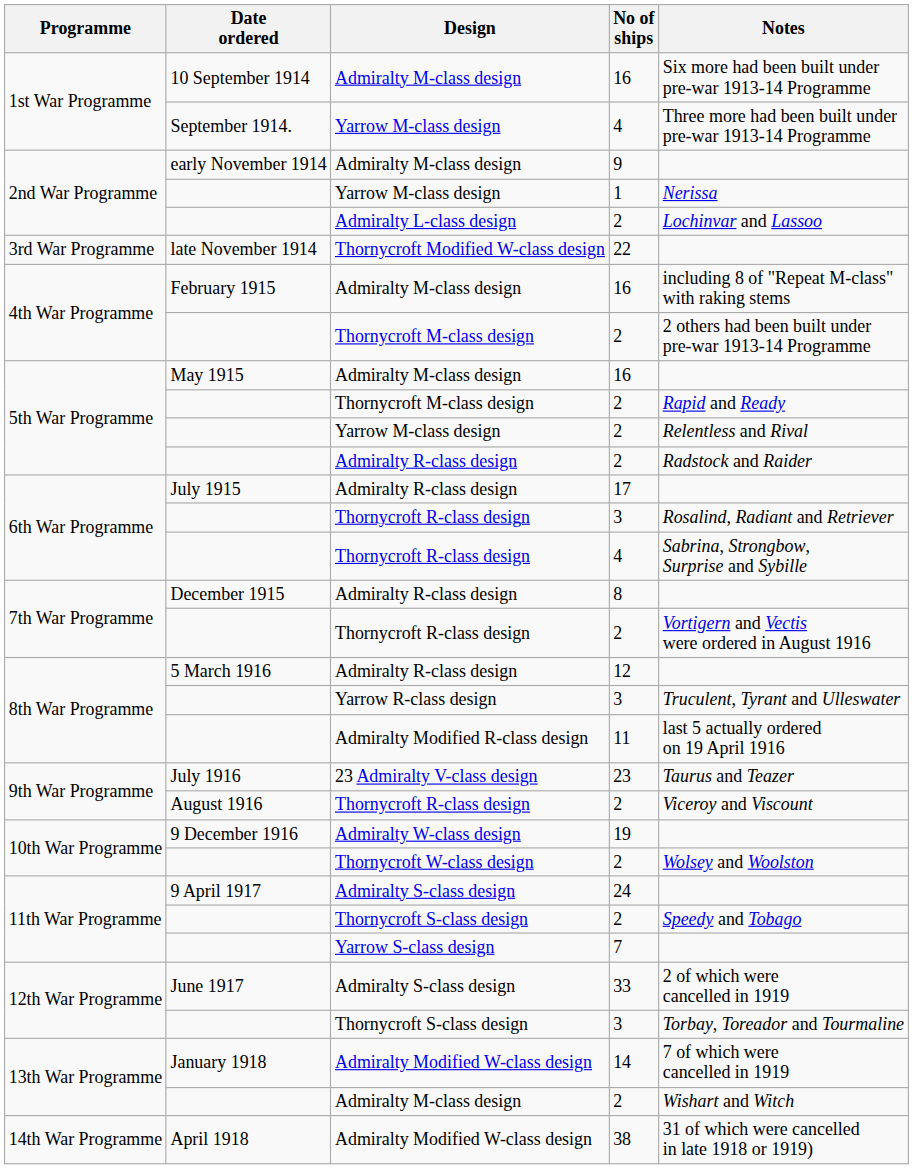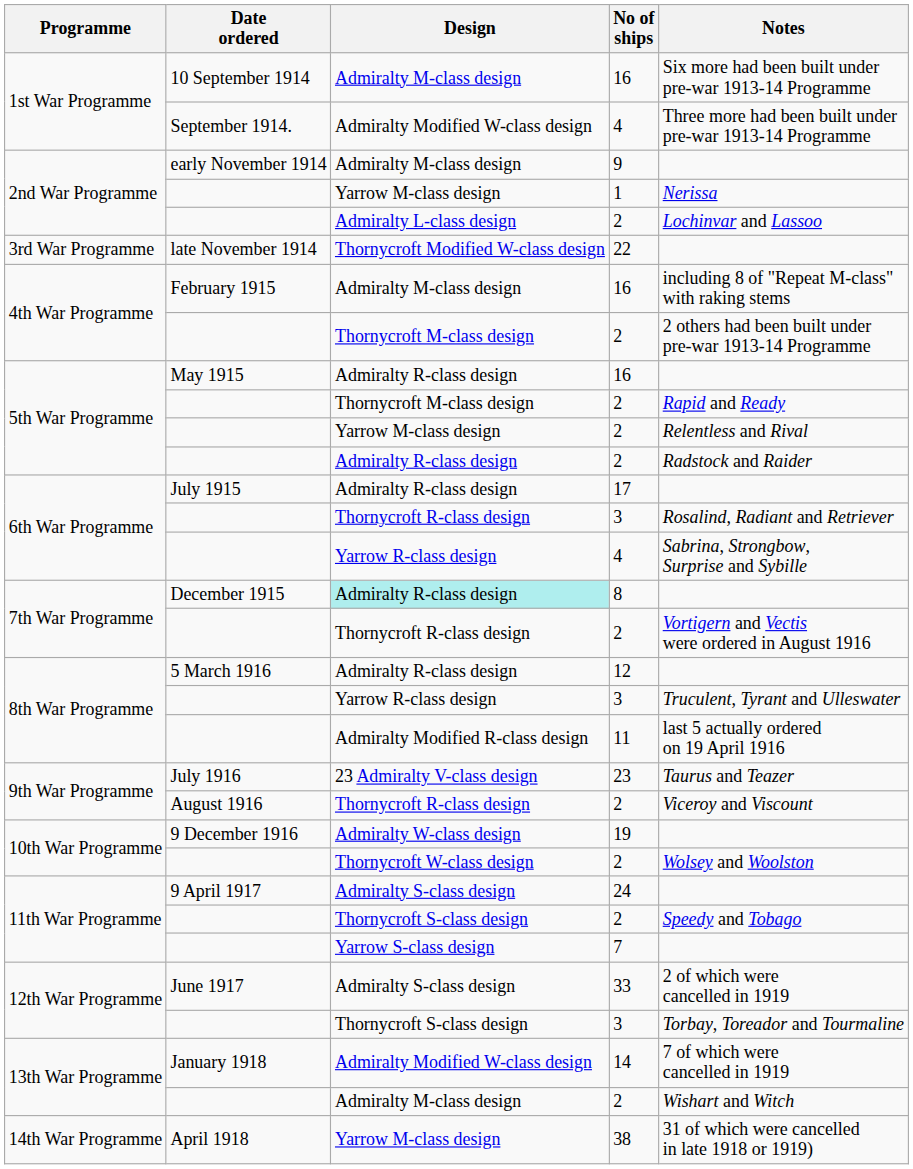(418, 125) Yarrow M-class design -> (463, 125) Admiralty Modified W-class design
(428, 375) Admiralty M-class design -> (426, 375) Admiralty R-class design
(433, 555) Thornycroft R-class design -> (416, 555) Yarrow R-class design
(426, 594) no background -> (426, 594) paleturquoise background
(463, 1139) Admiralty Modified W-class design -> (418, 1139) Yarrow M-class design
